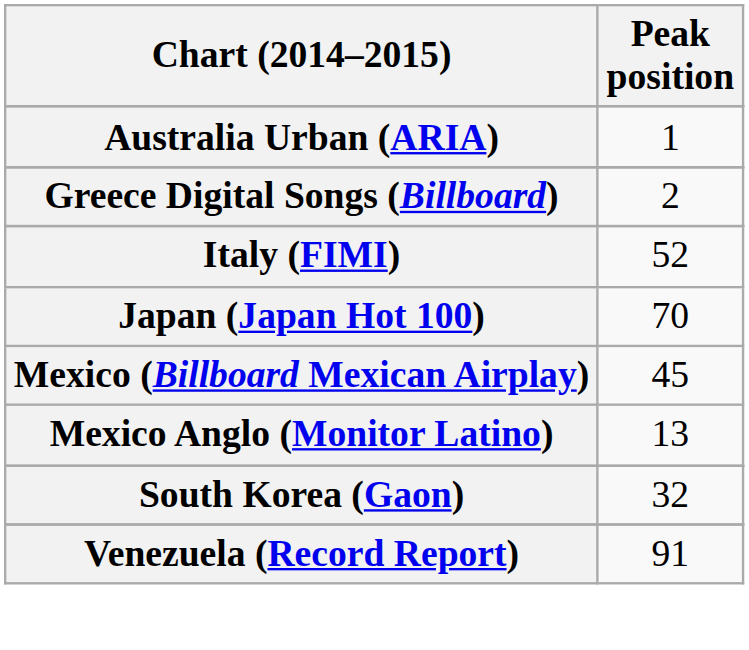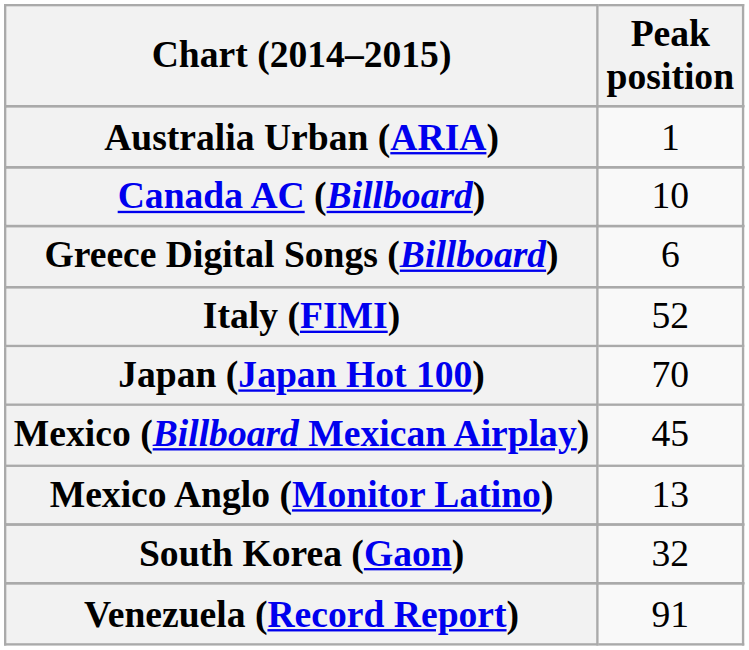+ row: (302, 195)
(670, 195) 2 -> (670, 255) 6
